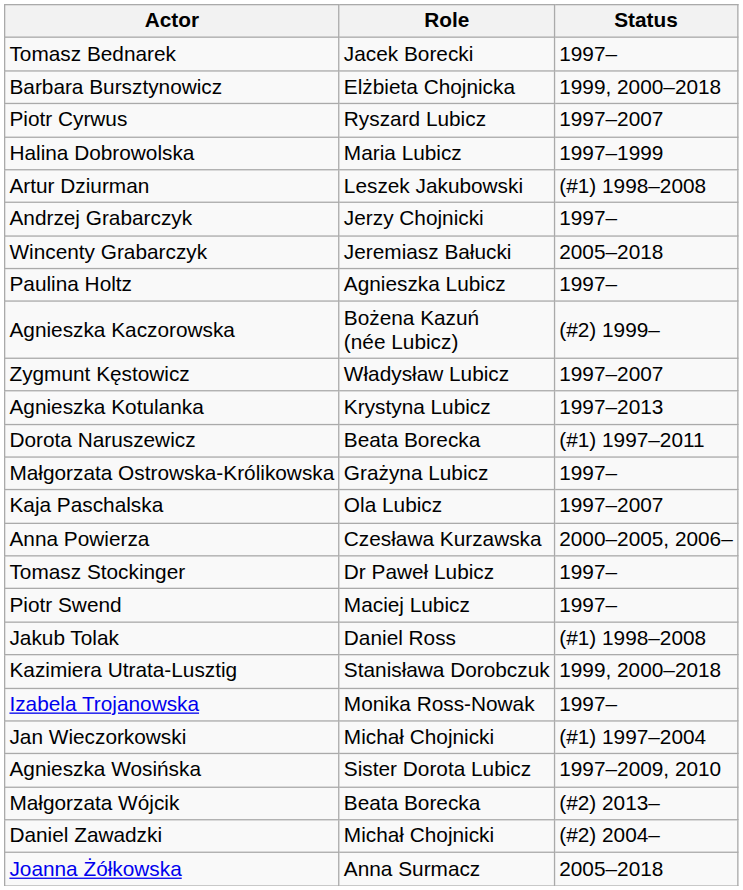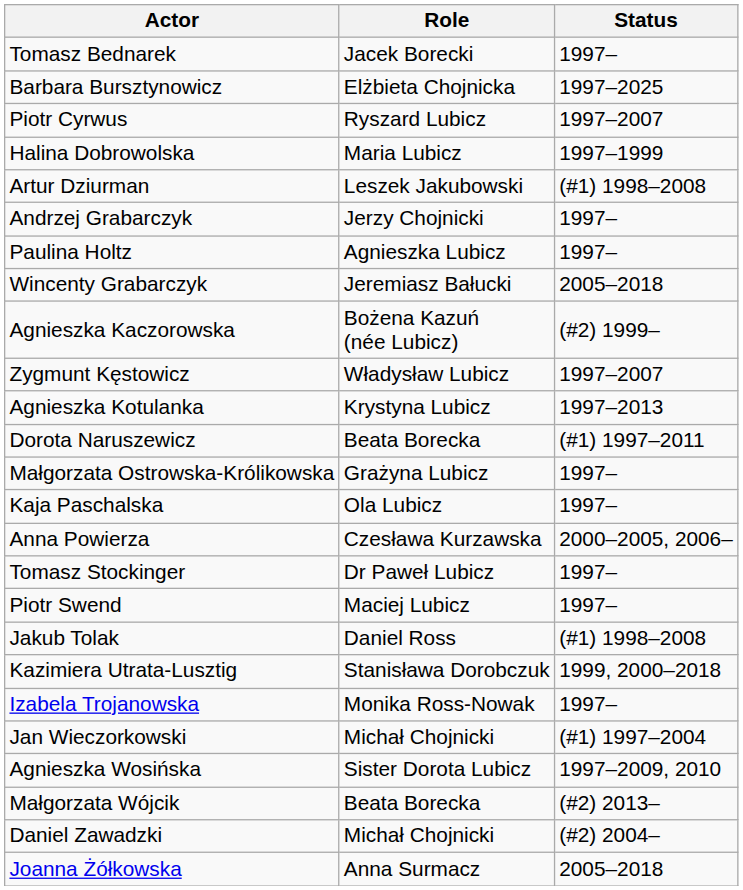(640, 86) 1999, 2000–2018 -> (611, 86) 1997–2025
rows swapped: (108, 251) <-> (71, 284)
(611, 506) 1997–2007 -> (588, 506) 1997–
